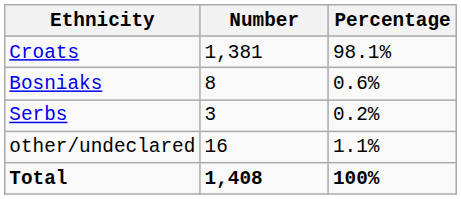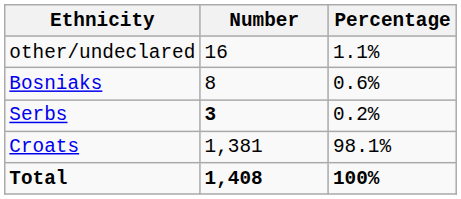rows swapped: (44, 52) <-> (102, 147)
(210, 115) normal -> (210, 115) bold
